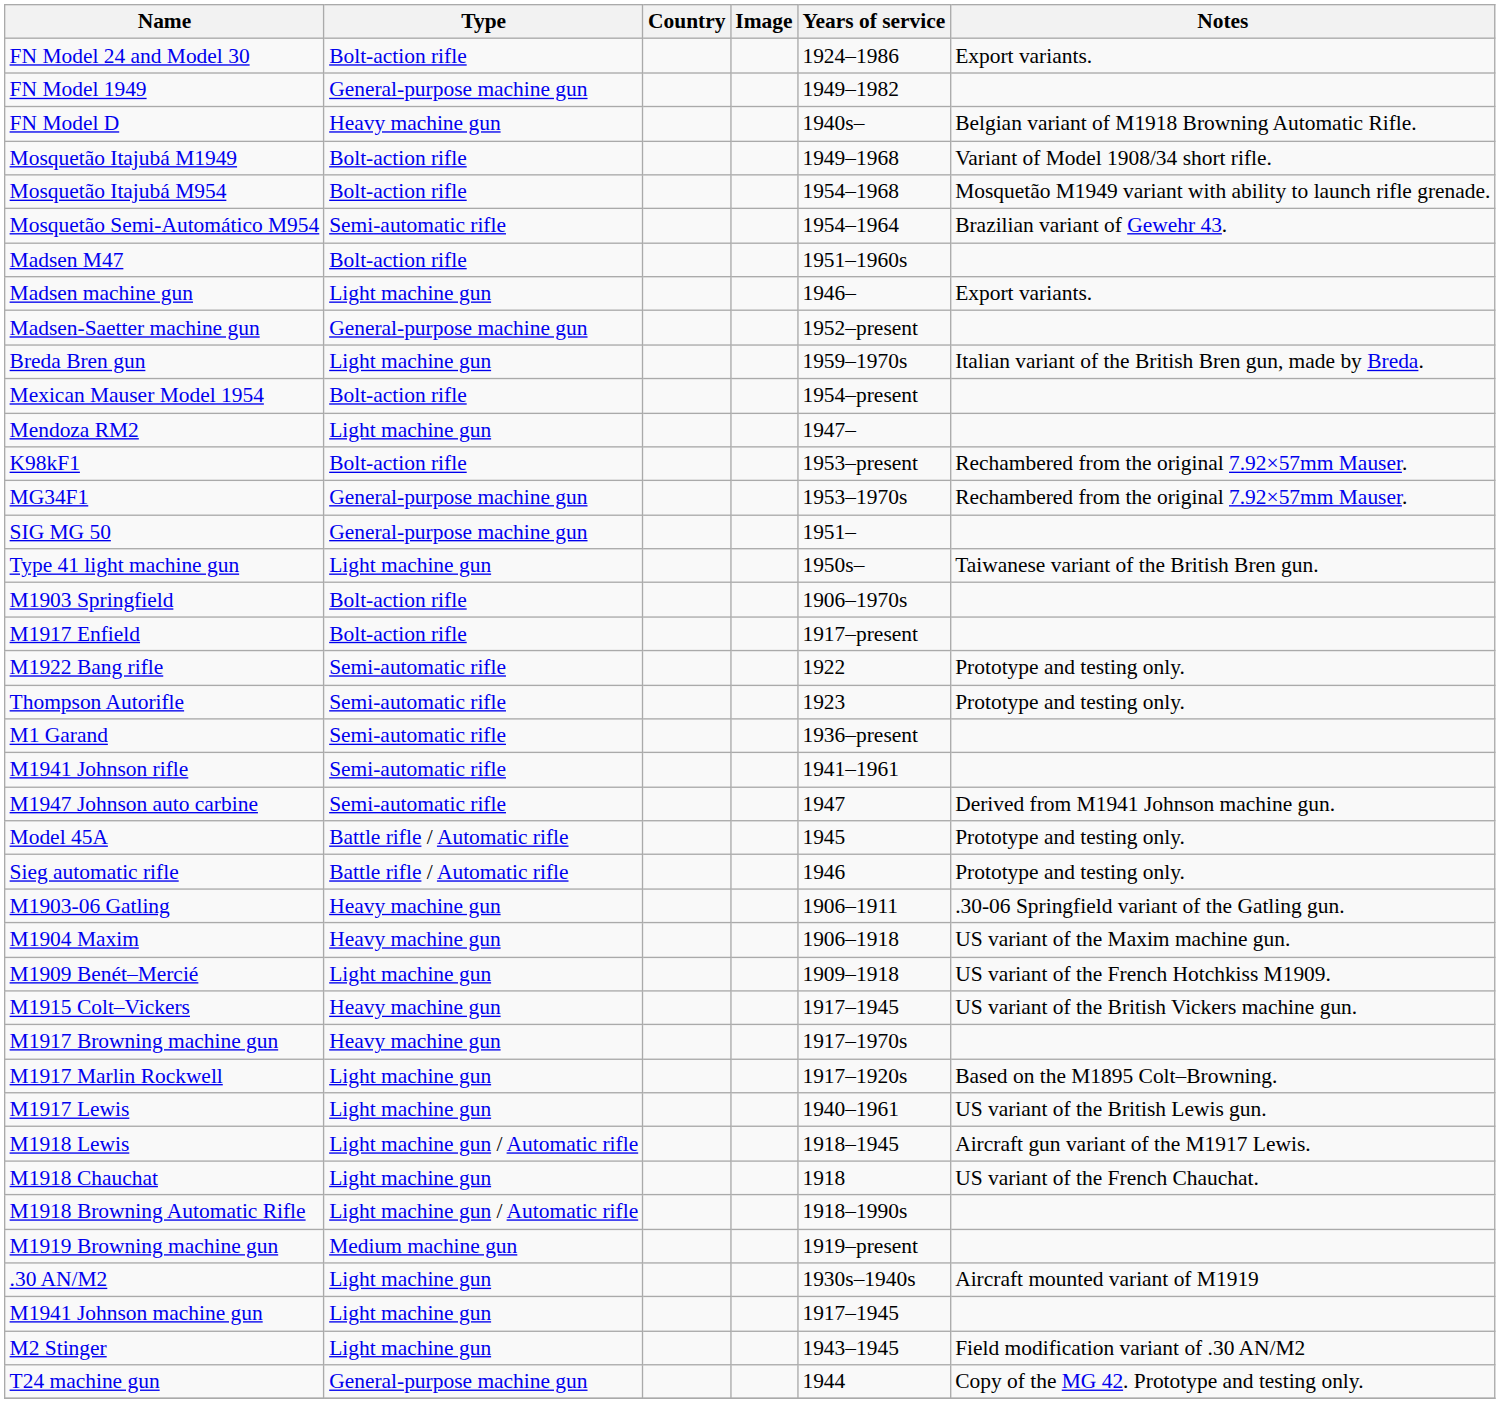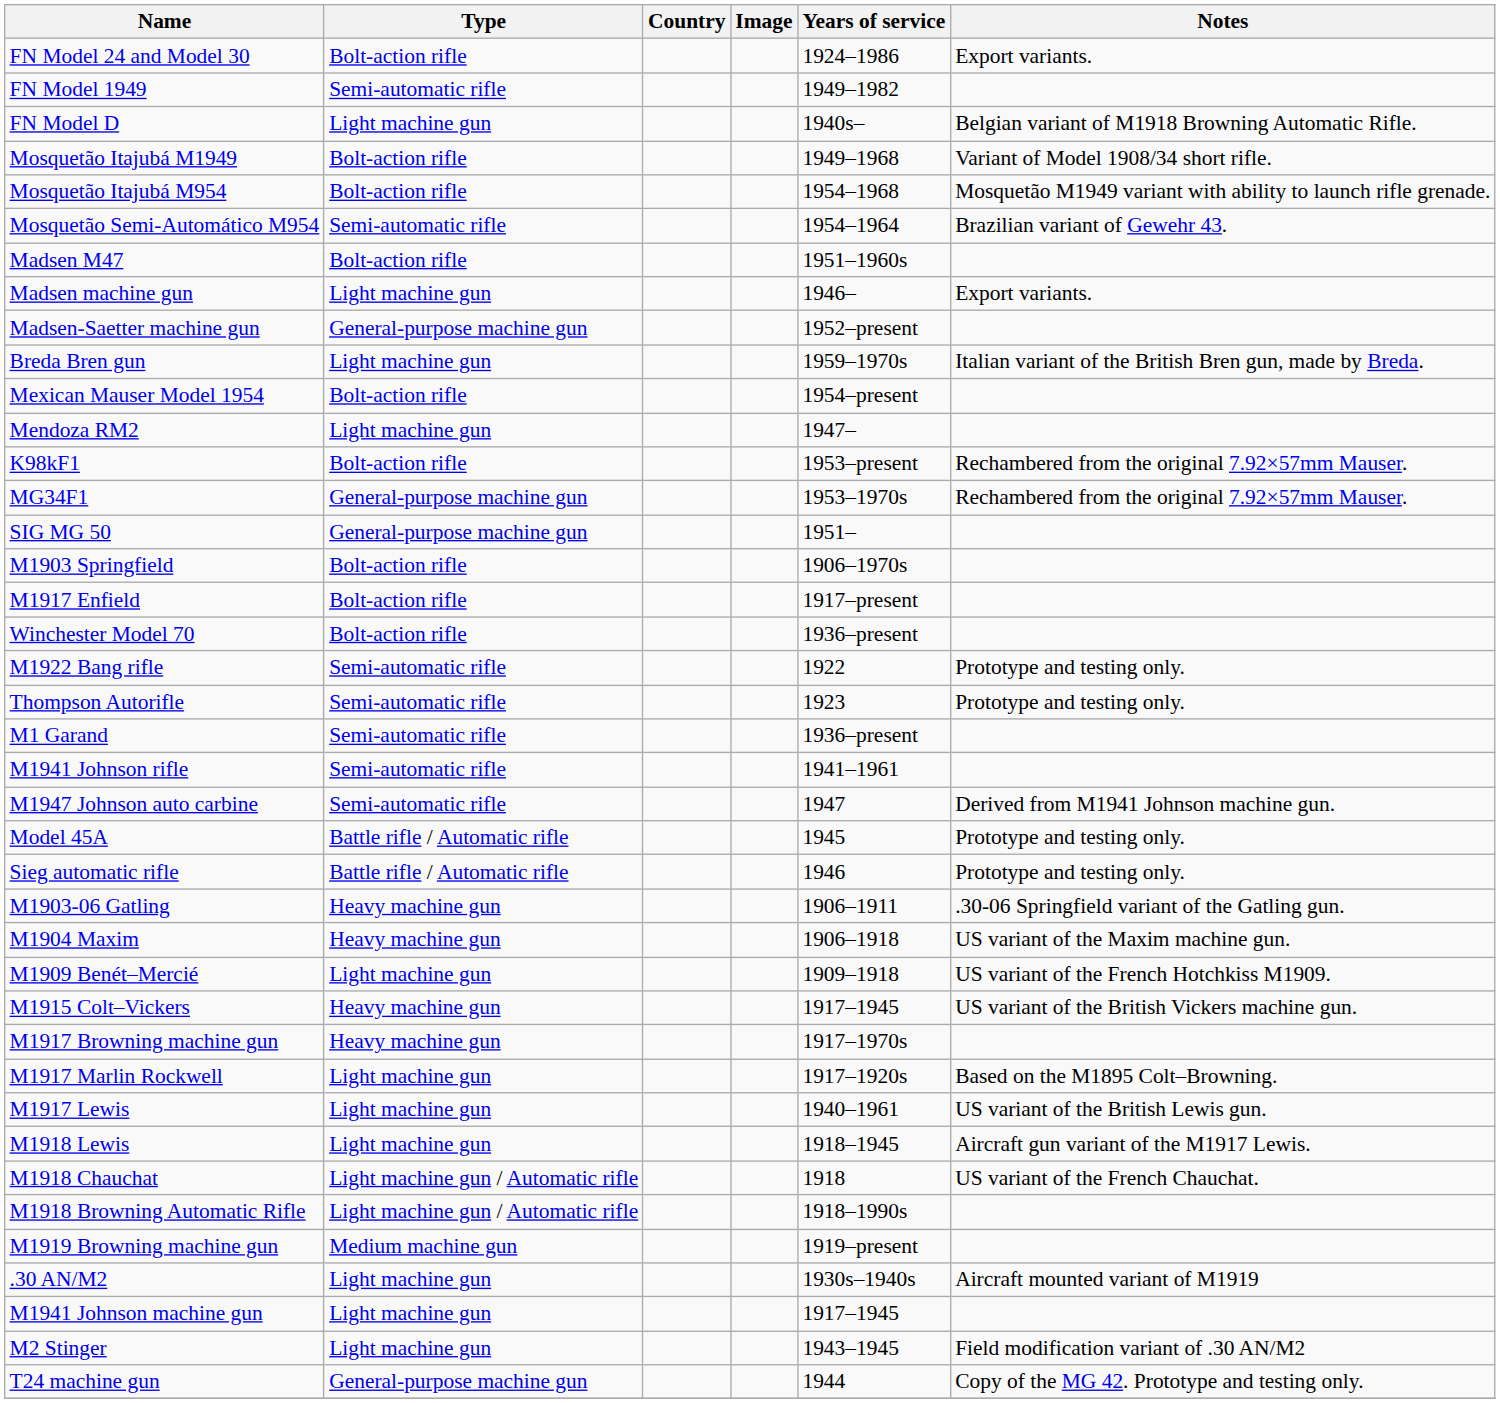(458, 89) General-purpose machine gun -> (418, 89) Semi-automatic rifle
(415, 123) Heavy machine gun -> (410, 123) Light machine gun
- row: (124, 565)
+ row: (102, 633)
(484, 1143) Light machine gun / Automatic rifle -> (410, 1143) Light machine gun
(410, 1177) Light machine gun -> (484, 1177) Light machine gun / Automatic rifle
